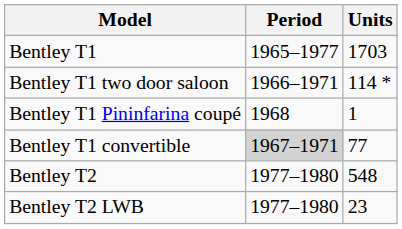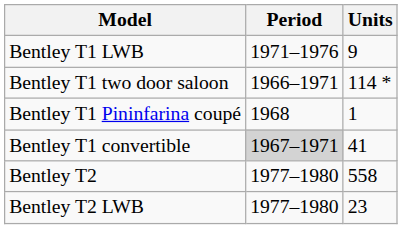- row: (53, 51)
+ row: (77, 51)
(358, 144) 77 -> (358, 144) 41
(363, 176) 548 -> (363, 176) 558
